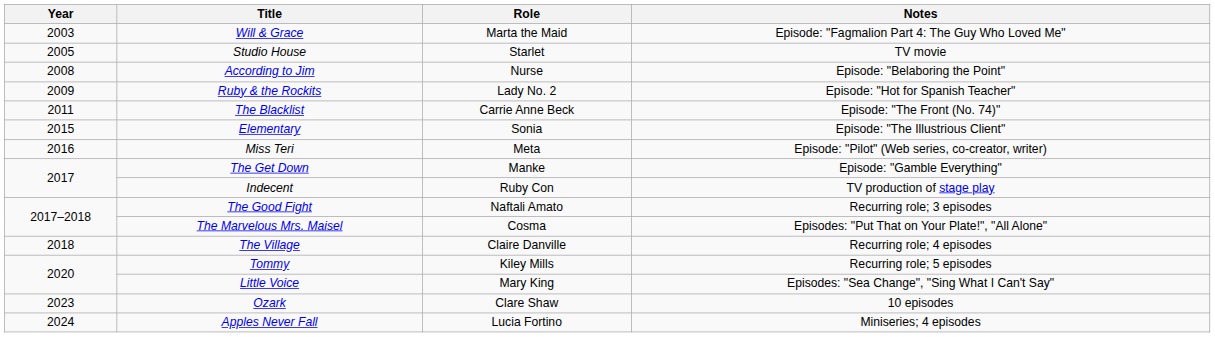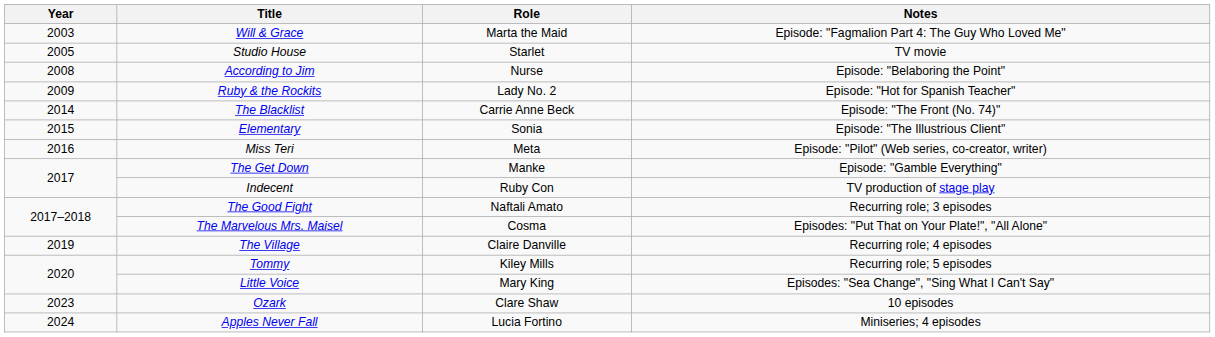(61, 110) 2011 -> (61, 110) 2014
(61, 245) 2018 -> (61, 245) 2019
